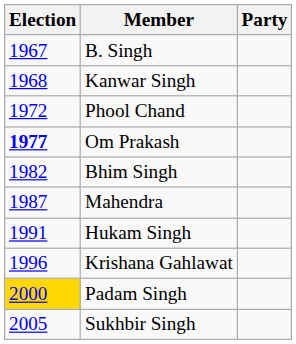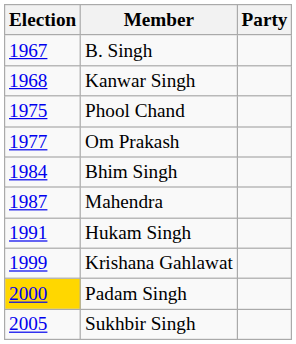(28, 111) 1972 -> (28, 111) 1975
(28, 141) bold -> (28, 141) normal
(28, 171) 1982 -> (28, 171) 1984
(28, 263) 1996 -> (28, 263) 1999
